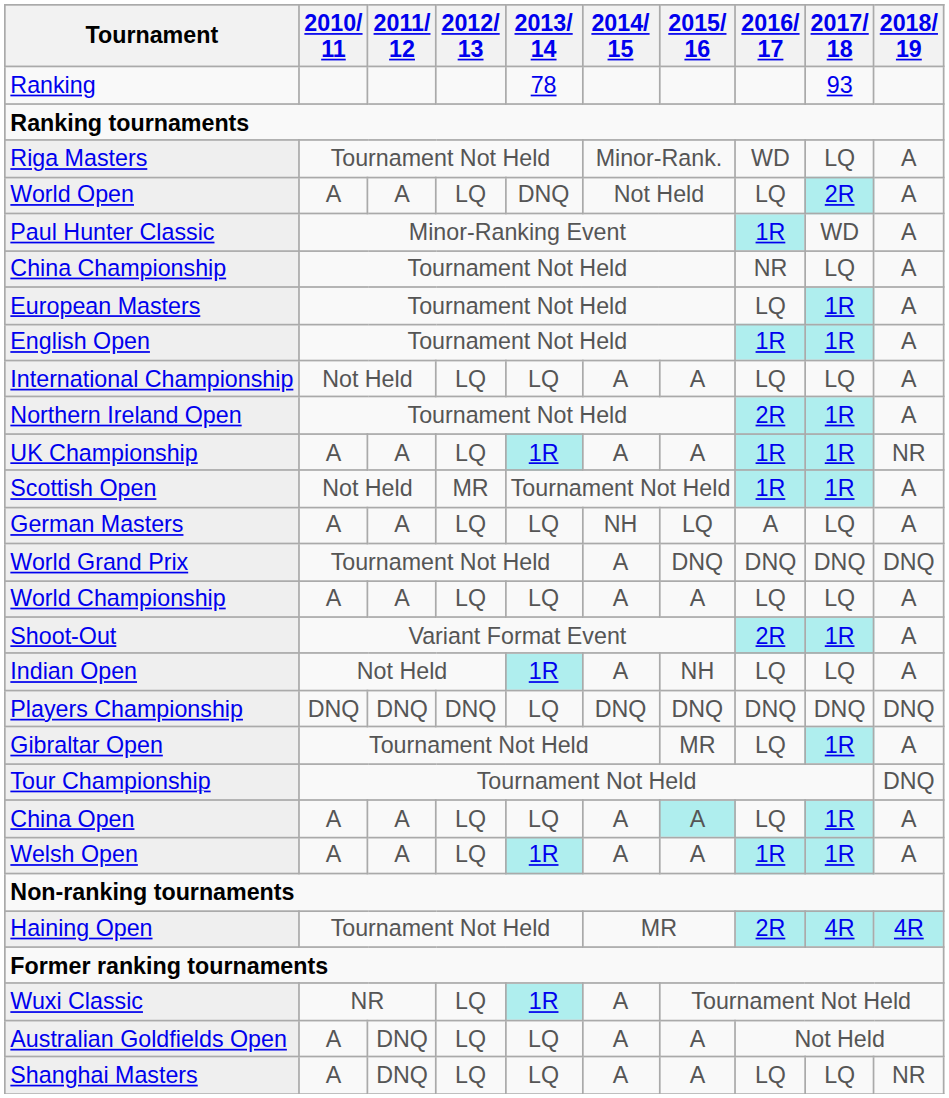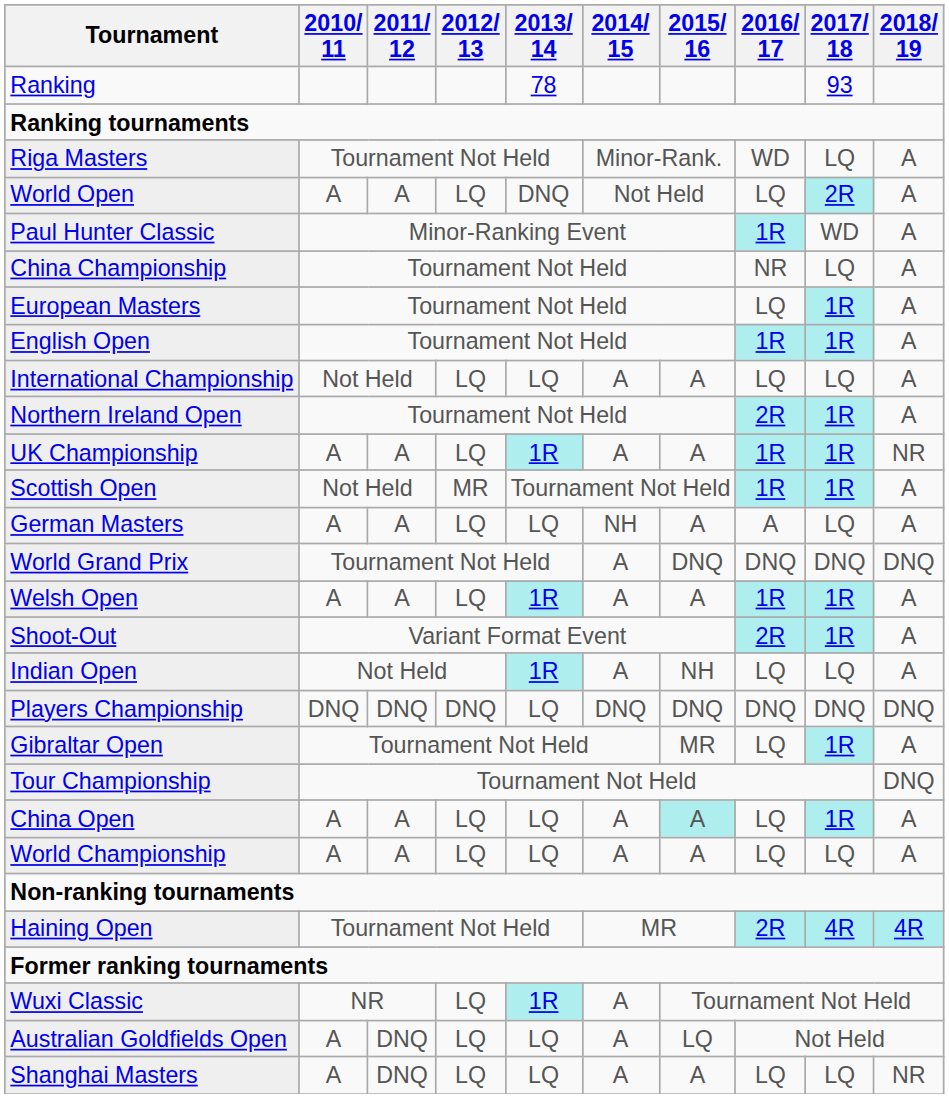(697, 525) LQ -> (697, 525) A
rows swapped: (74, 855) <-> (118, 598)
(697, 1038) A -> (697, 1038) LQ
